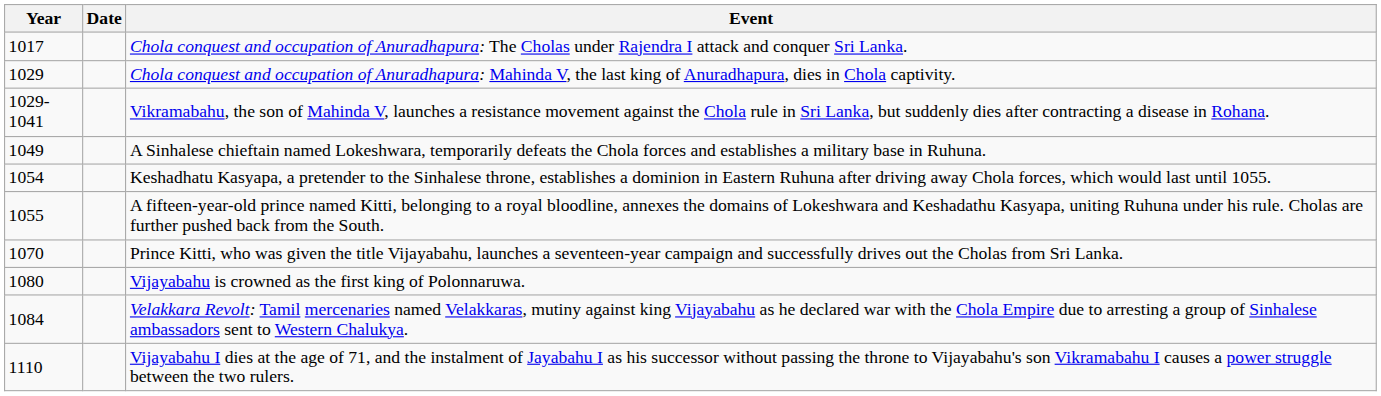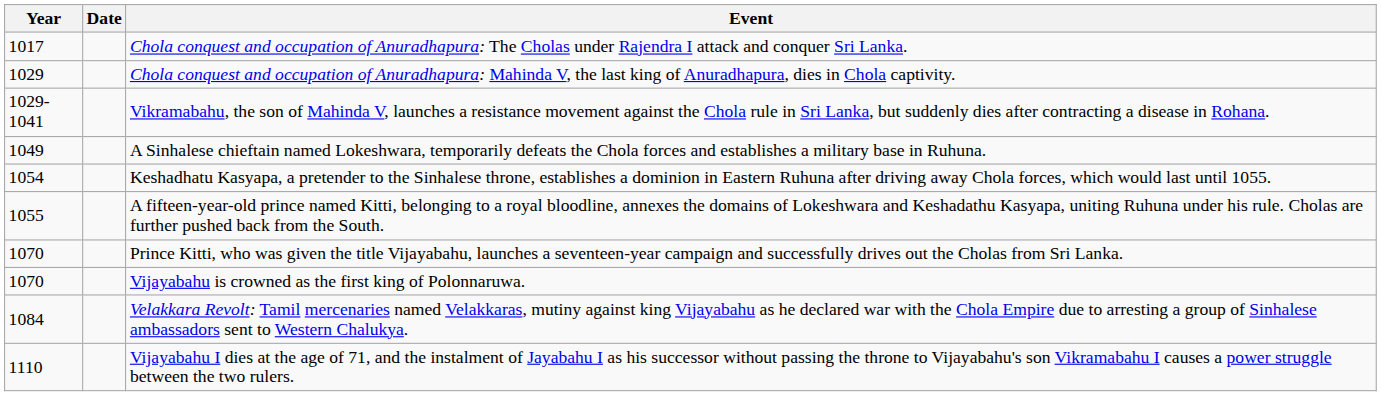(26, 281) 1080 -> (26, 281) 1070
